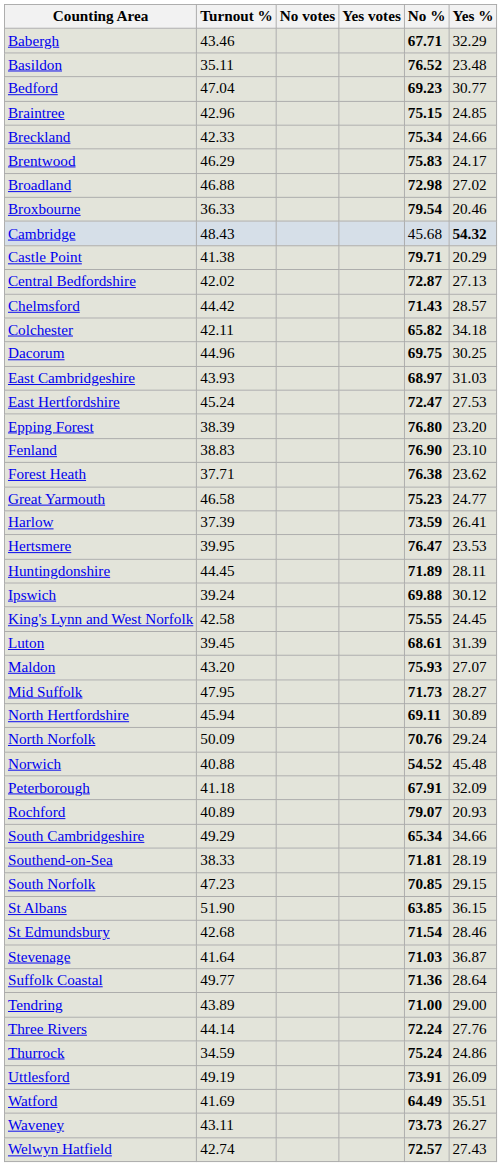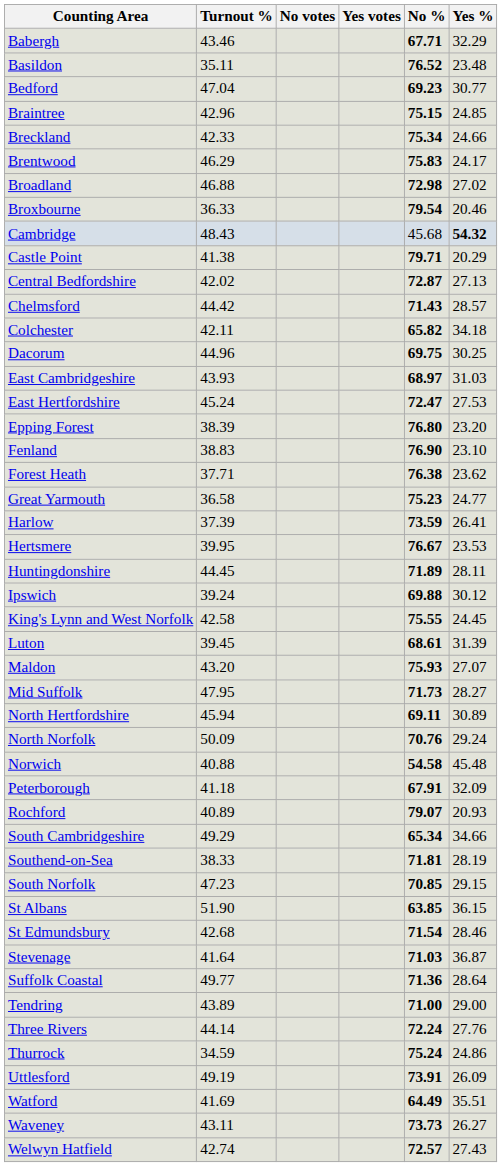(217, 498) 46.58 -> (217, 498) 36.58
(425, 546) 76.47 -> (425, 546) 76.67
(425, 763) 54.52 -> (425, 763) 54.58
